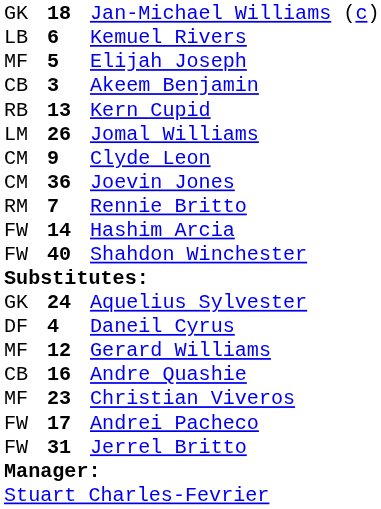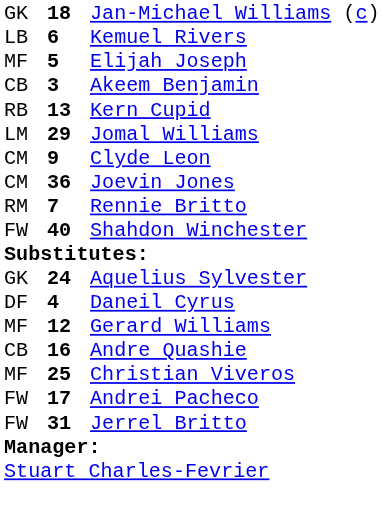(59, 134) 26 -> (59, 134) 29
- row: (162, 231)
(59, 399) 23 -> (59, 375) 25
